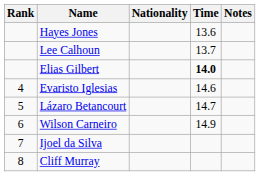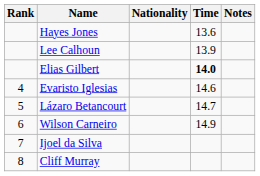(206, 50) 13.7 -> (206, 50) 13.9
